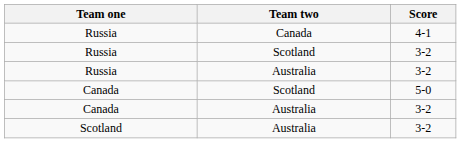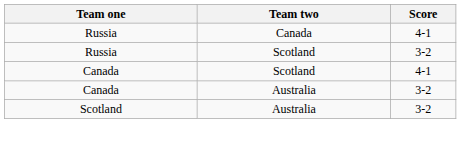- row: (101, 71)
(423, 90) 5-0 -> (423, 71) 4-1
